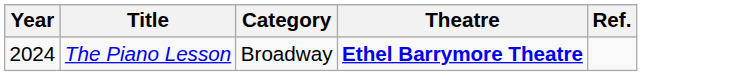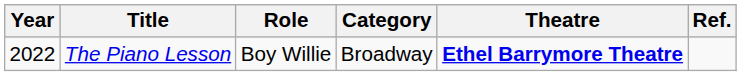+ column: (286, 20)
(32, 53) 2024 -> (32, 53) 2022
